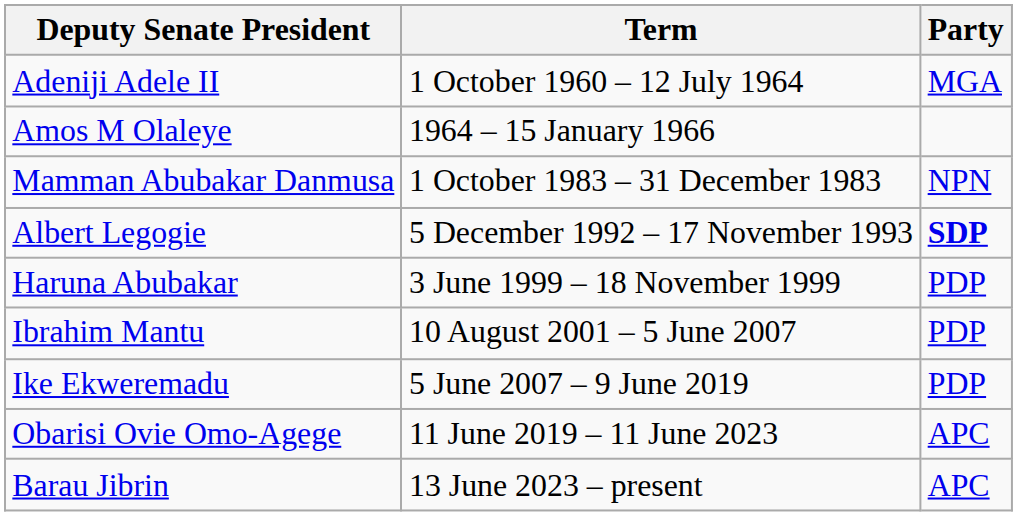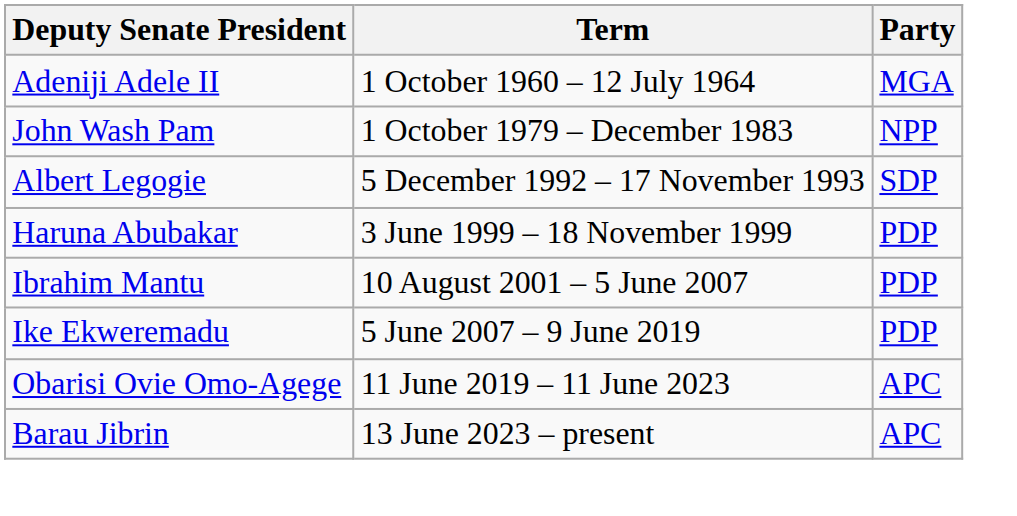- row: (122, 130)
+ row: (113, 130)
- row: (203, 181)
(958, 231) bold -> (909, 181) normal
